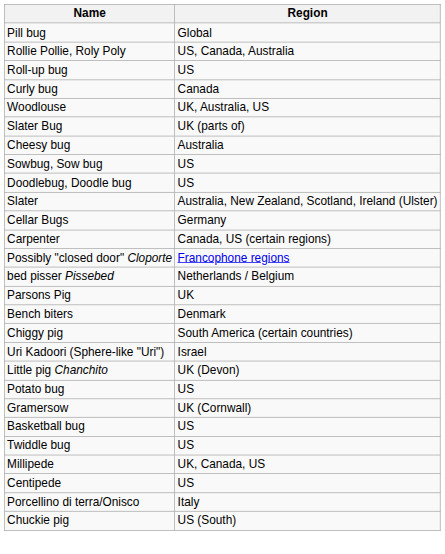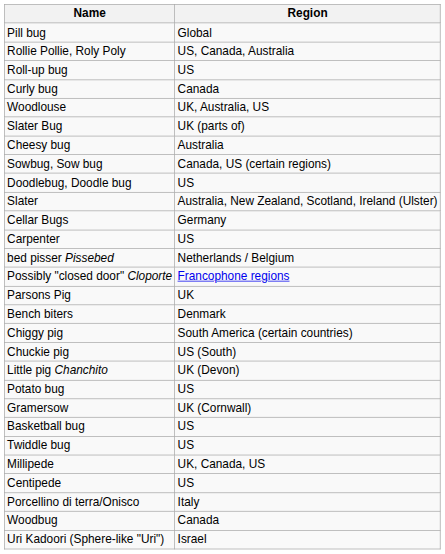(186, 164) US -> (254, 164) Canada, US (certain regions)
(254, 239) Canada, US (certain regions) -> (186, 239) US
rows swapped: (60, 276) <-> (90, 257)
rows swapped: (38, 520) <-> (86, 351)
+ row: (32, 520)
